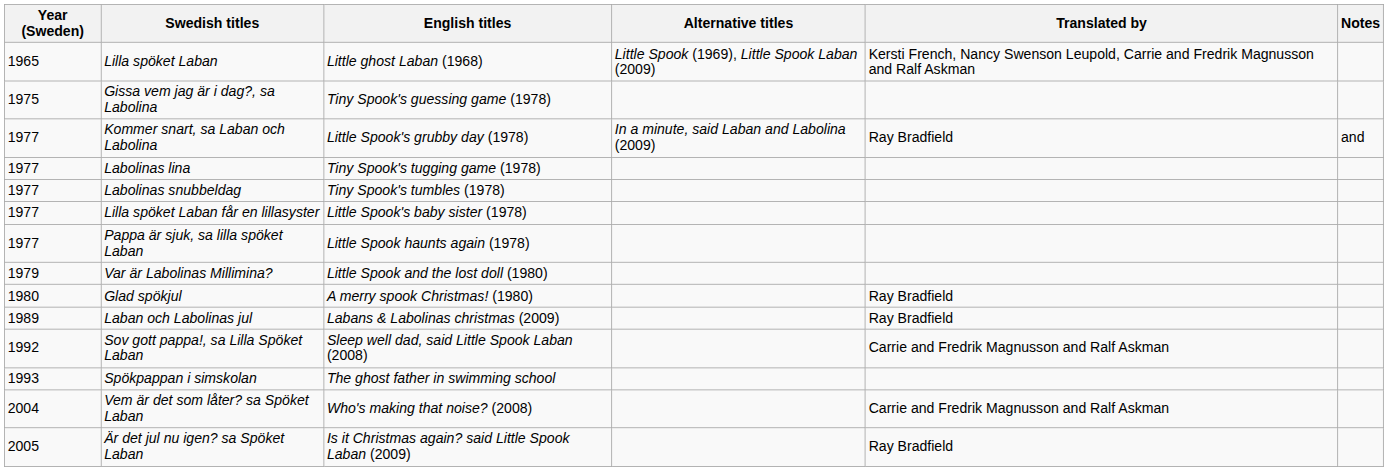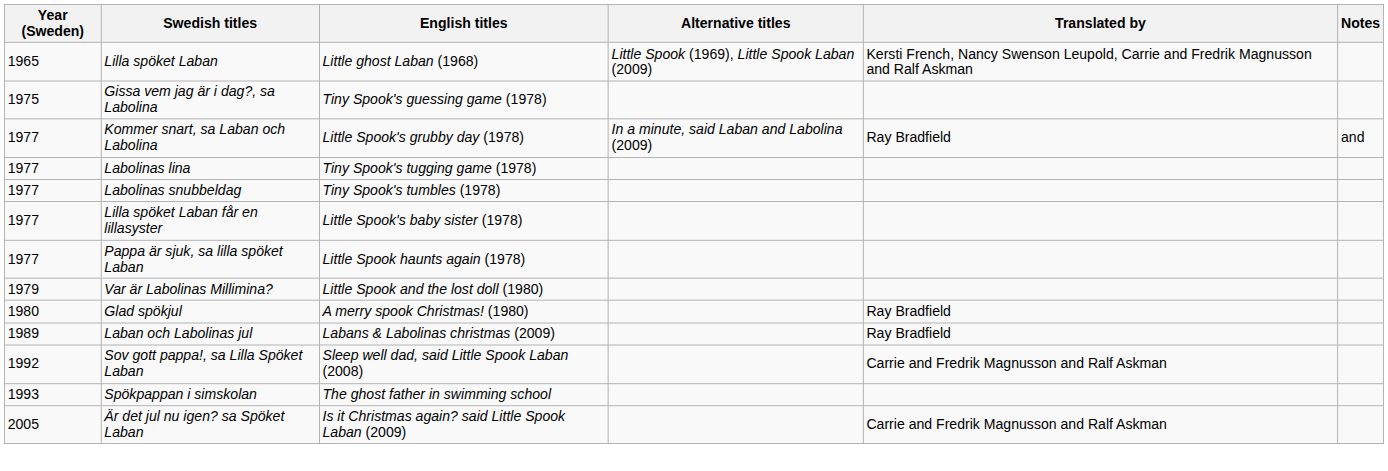- row: (206, 408)
(911, 447) Ray Bradfield -> (1017, 424) Carrie and Fredrik Magnusson and Ralf Askman
